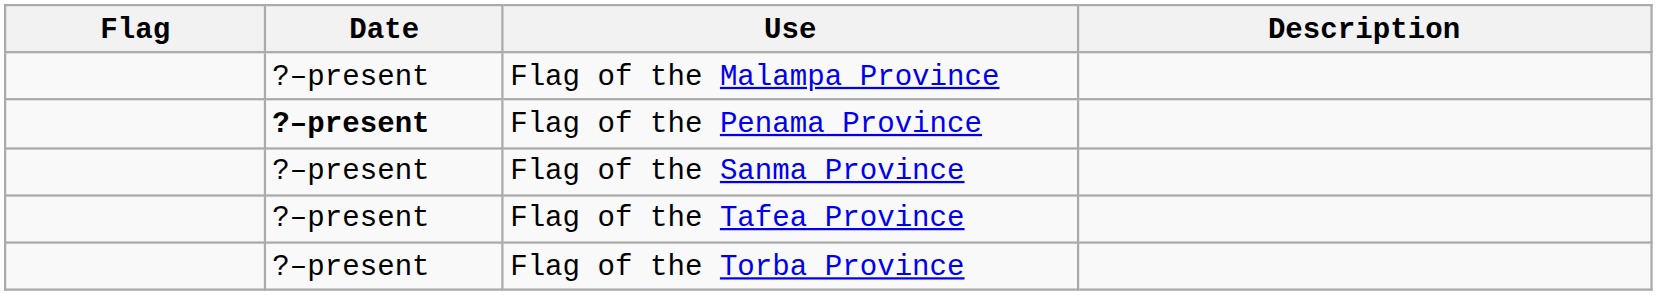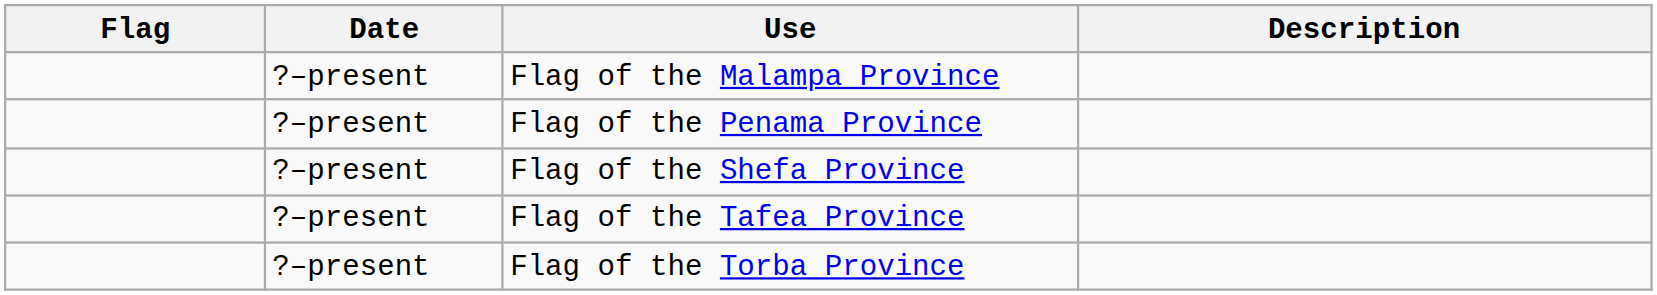(351, 124) bold -> (351, 124) normal
- row: (737, 171)
+ row: (737, 171)
